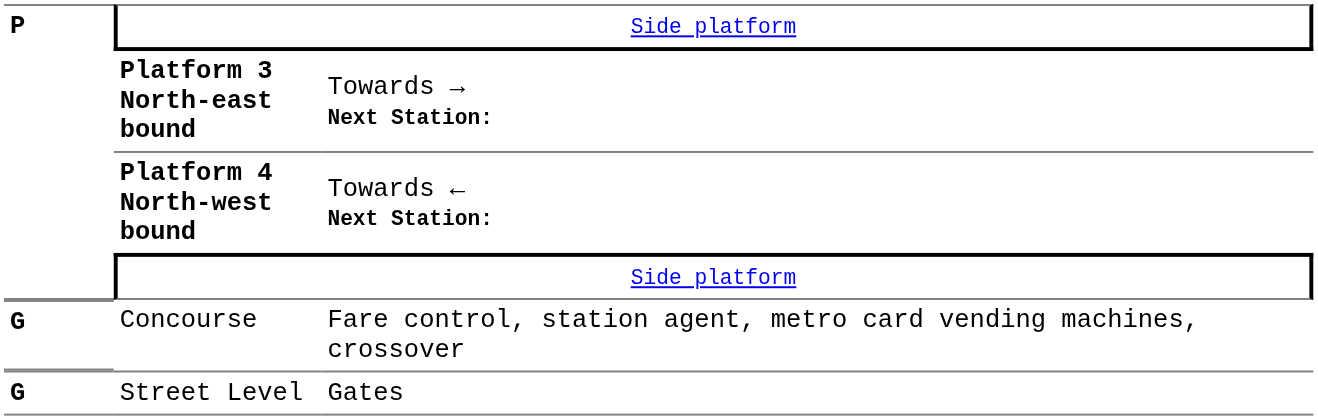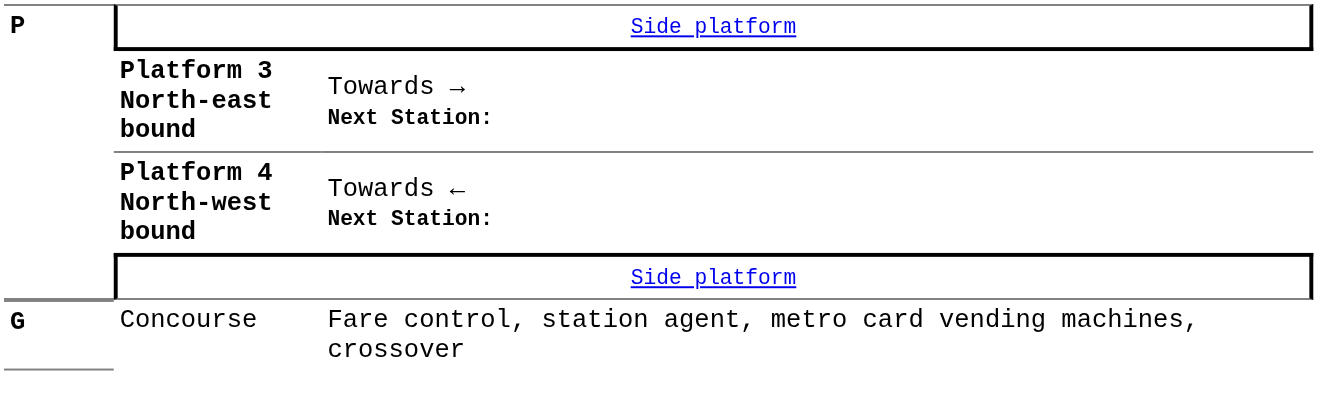- row: (211, 393)
